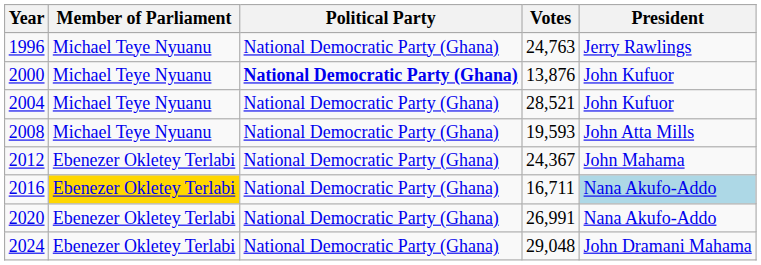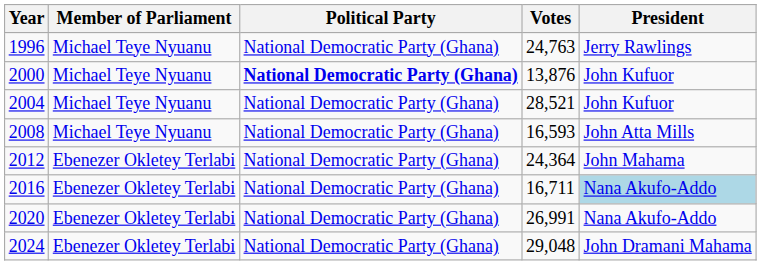(551, 132) 19,593 -> (551, 132) 16,593
(551, 160) 24,367 -> (551, 160) 24,364
(144, 189) gold background -> (144, 189) no background
